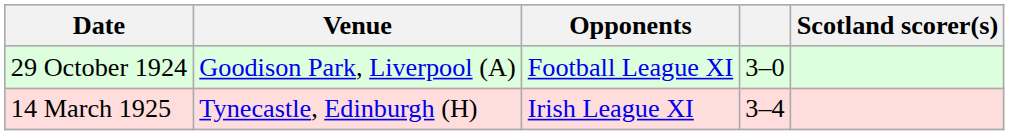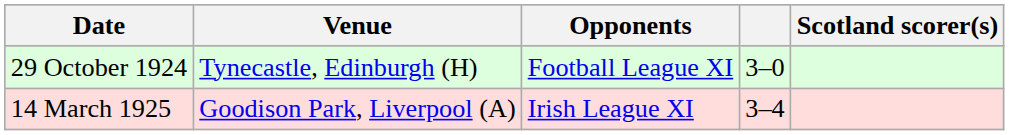(357, 66) Goodison Park, Liverpool (A) -> (338, 66) Tynecastle, Edinburgh (H)
(338, 108) Tynecastle, Edinburgh (H) -> (357, 108) Goodison Park, Liverpool (A)
